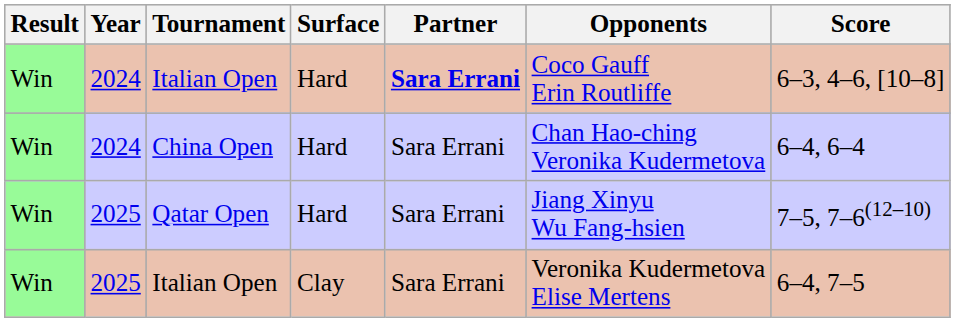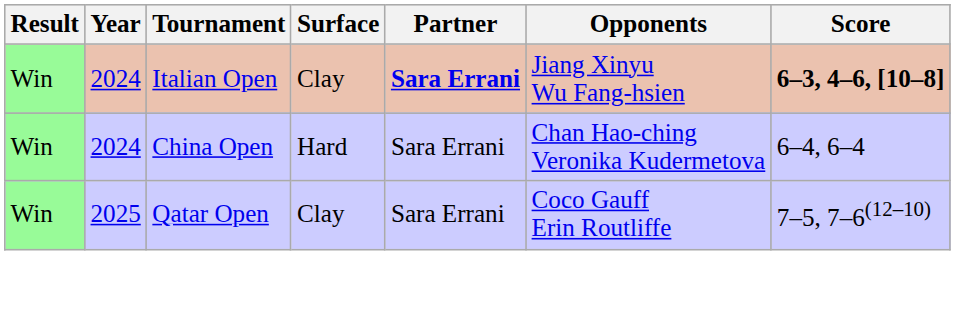(322, 78) Hard -> (321, 78) Clay
(601, 78) Coco Gauff Erin Routliffe -> (608, 78) Jiang Xinyu Wu Fang-hsien
(861, 78) normal -> (861, 78) bold
(322, 214) Hard -> (321, 214) Clay
(608, 214) Jiang Xinyu Wu Fang-hsien -> (601, 214) Coco Gauff Erin Routliffe
- row: (116, 282)
